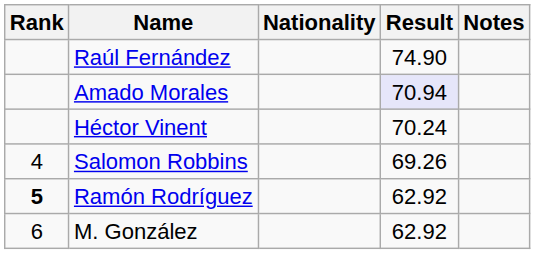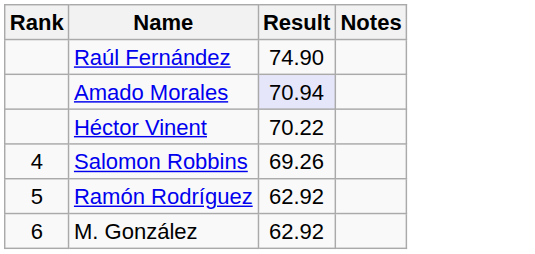- column: (319, 22)
(419, 127) 70.24 -> (297, 127) 70.22
(37, 197) bold -> (37, 197) normal
